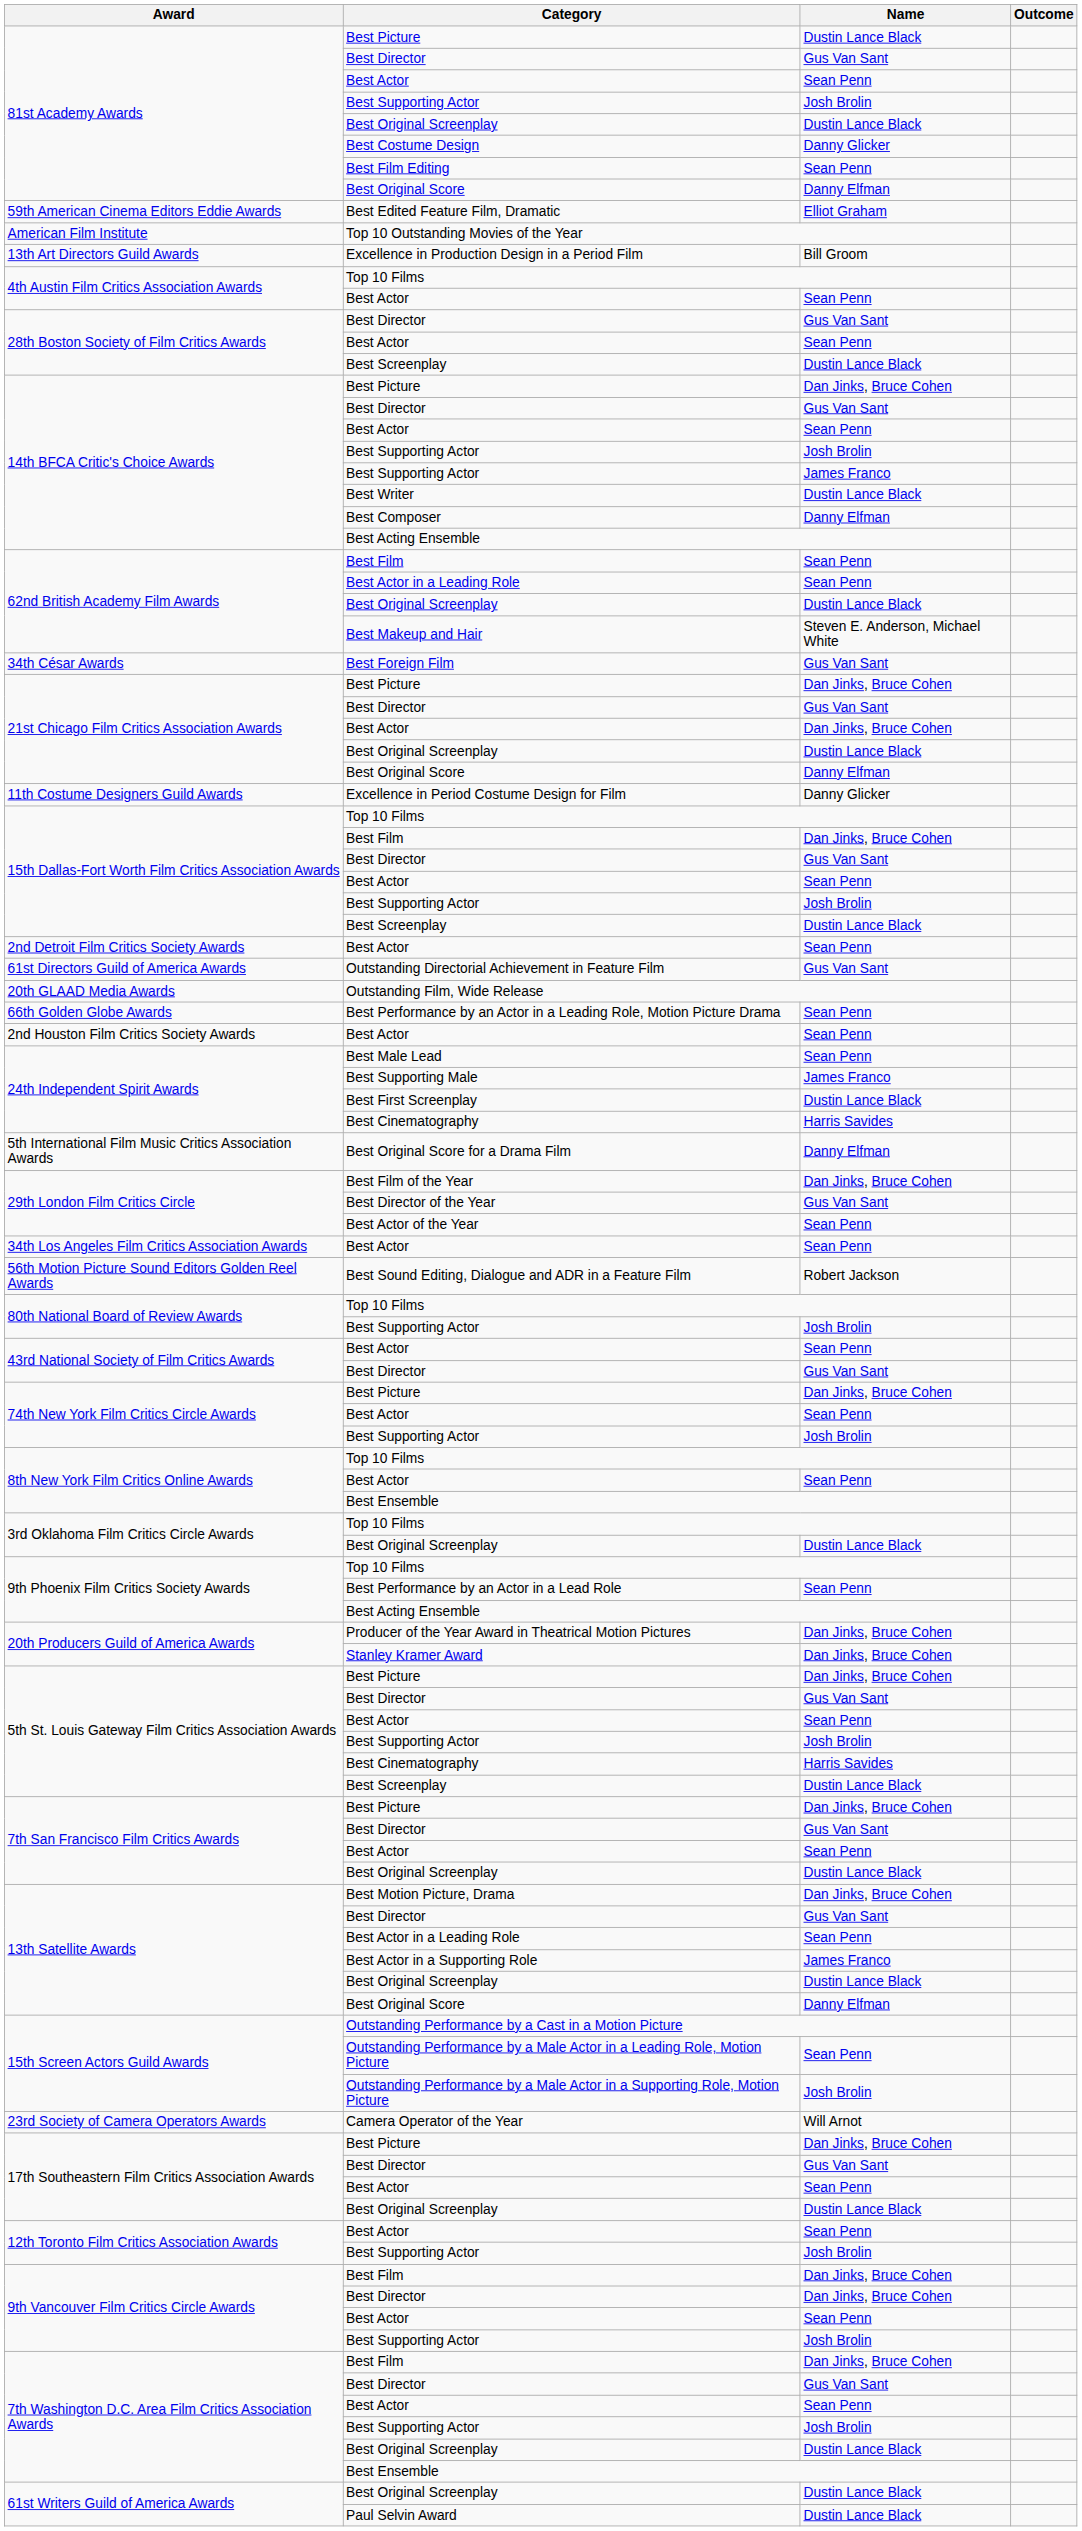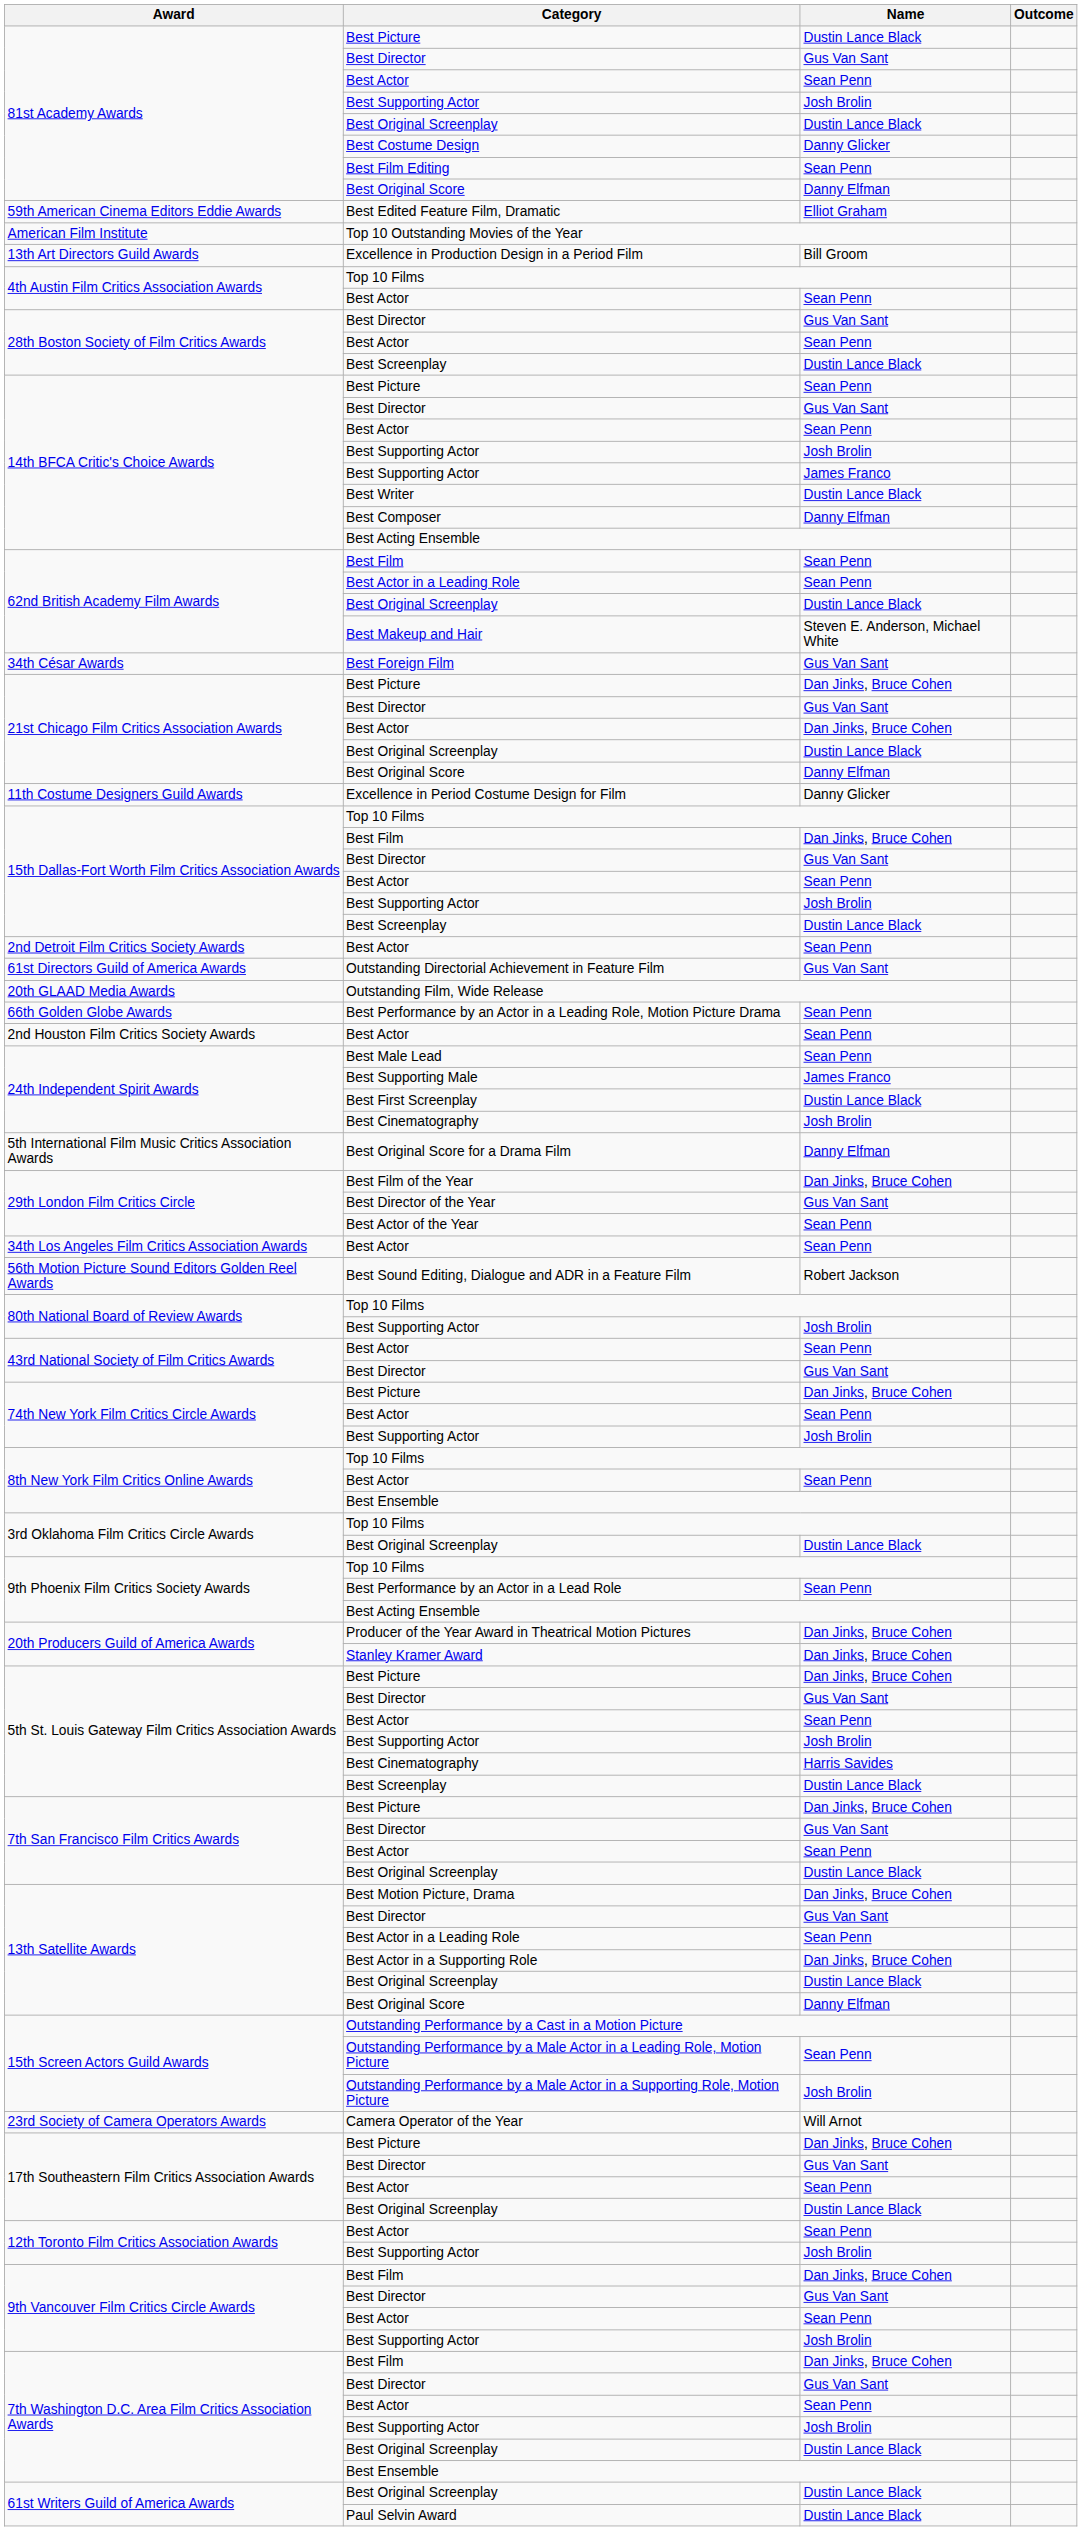(878, 386) Dan Jinks, Bruce Cohen -> (838, 386) Sean Penn
(848, 1122) Harris Savides -> (838, 1122) Josh Brolin
(847, 1960) James Franco -> (878, 1960) Dan Jinks, Bruce Cohen
(878, 2296) Dan Jinks, Bruce Cohen -> (846, 2296) Gus Van Sant
